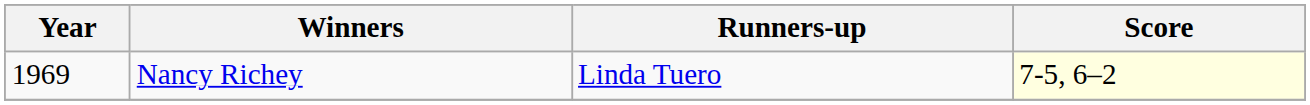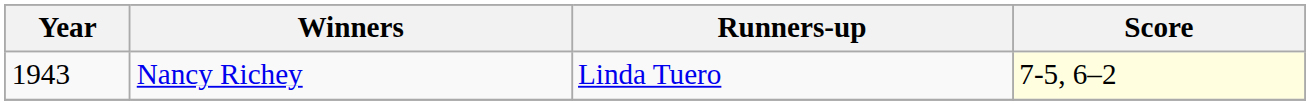(41, 74) 1969 -> (41, 74) 1943
